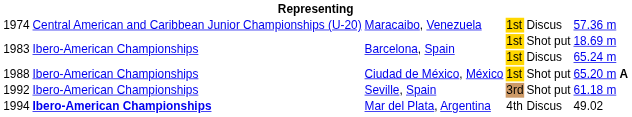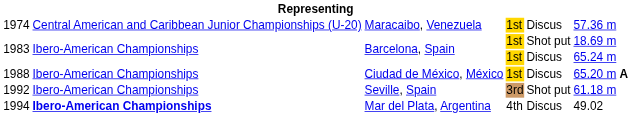(548, 74) Shot put -> (544, 74) Discus
